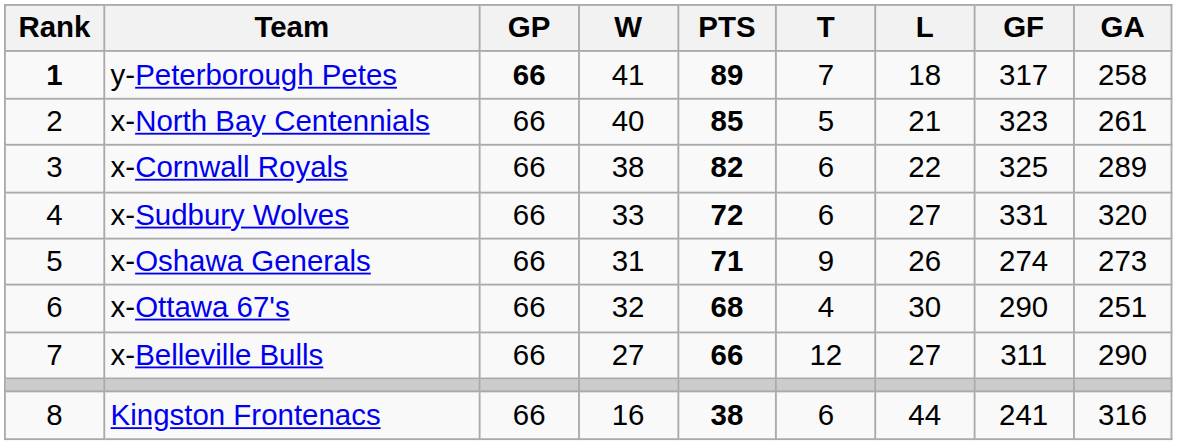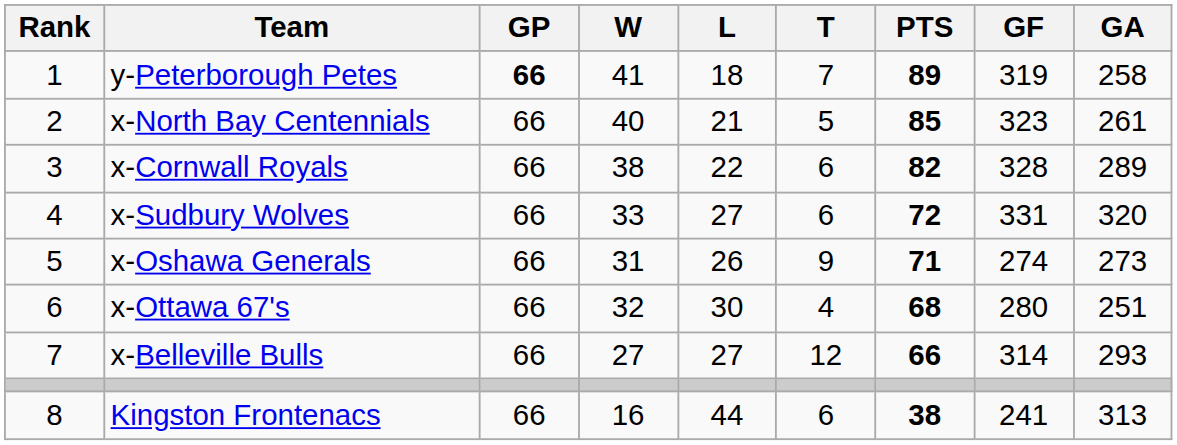columns swapped: (925, 27) <-> (727, 27)
(54, 74) bold -> (54, 74) normal
(1024, 74) 317 -> (1024, 74) 319
(1024, 167) 325 -> (1024, 167) 328
(1024, 307) 290 -> (1024, 307) 280
(1024, 354) 311 -> (1024, 354) 314
(1123, 354) 290 -> (1123, 354) 293
(1123, 414) 316 -> (1123, 414) 313
